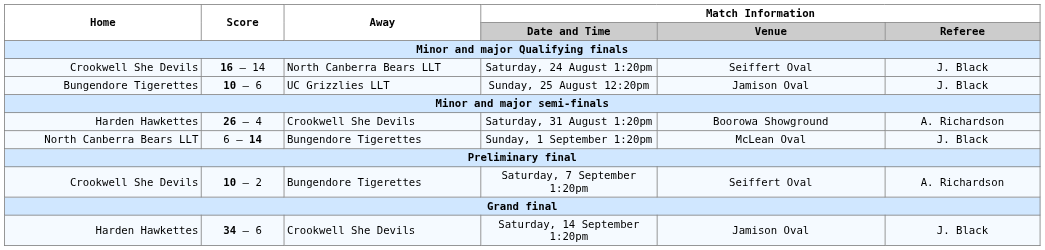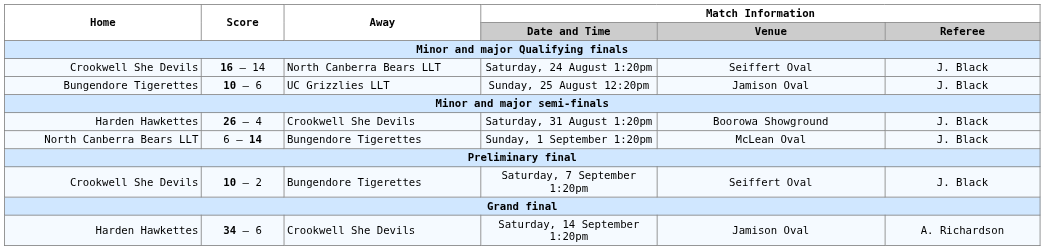(962, 122) A. Richardson -> (962, 122) J. Black
(962, 182) A. Richardson -> (962, 182) J. Black
(962, 230) J. Black -> (962, 230) A. Richardson
